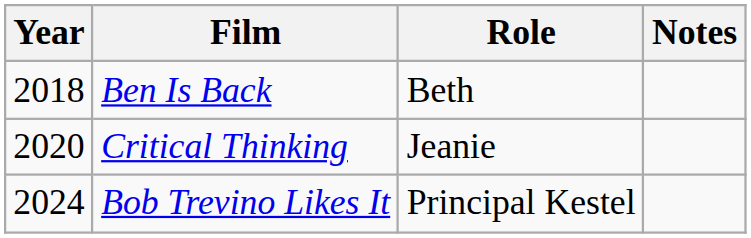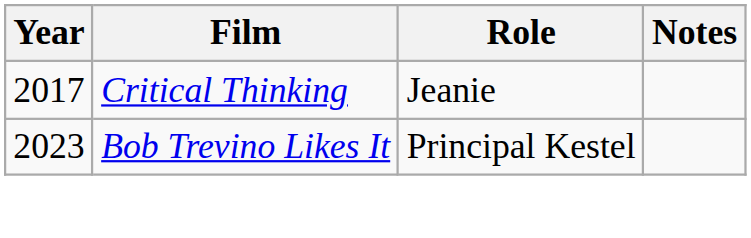- row: (186, 89)
(49, 145) 2020 -> (49, 89) 2017
(49, 202) 2024 -> (49, 145) 2023
